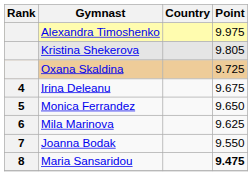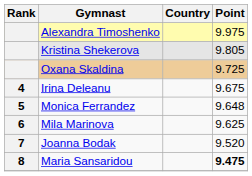(230, 106) 9.650 -> (230, 106) 9.648
(230, 143) 9.550 -> (230, 143) 9.520
